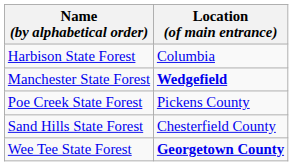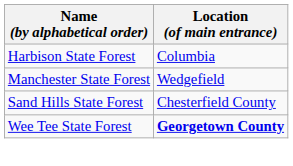(192, 79) bold -> (191, 79) normal
- row: (75, 102)
